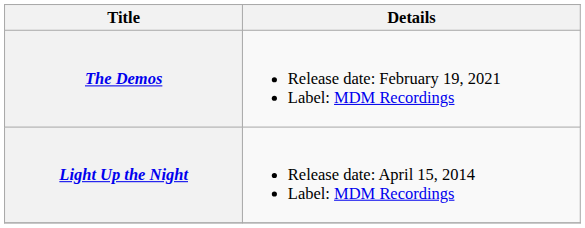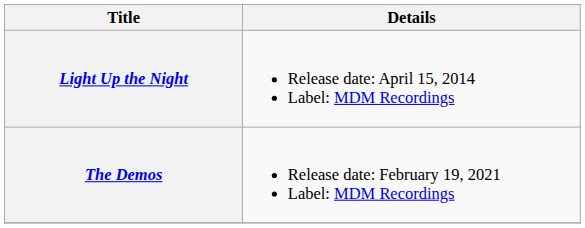rows swapped: (124, 174) <-> (124, 78)
